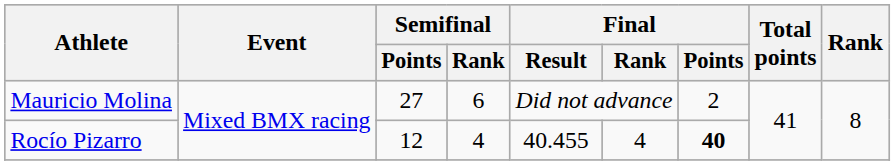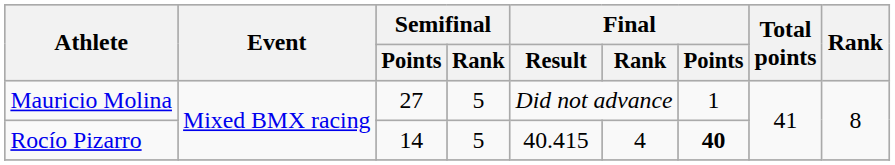(478, 100) 6 -> (478, 100) 5
(714, 100) 2 -> (714, 100) 1
(411, 139) 12 -> (411, 139) 14
(478, 139) 4 -> (478, 139) 5
(556, 139) 40.455 -> (556, 139) 40.415
